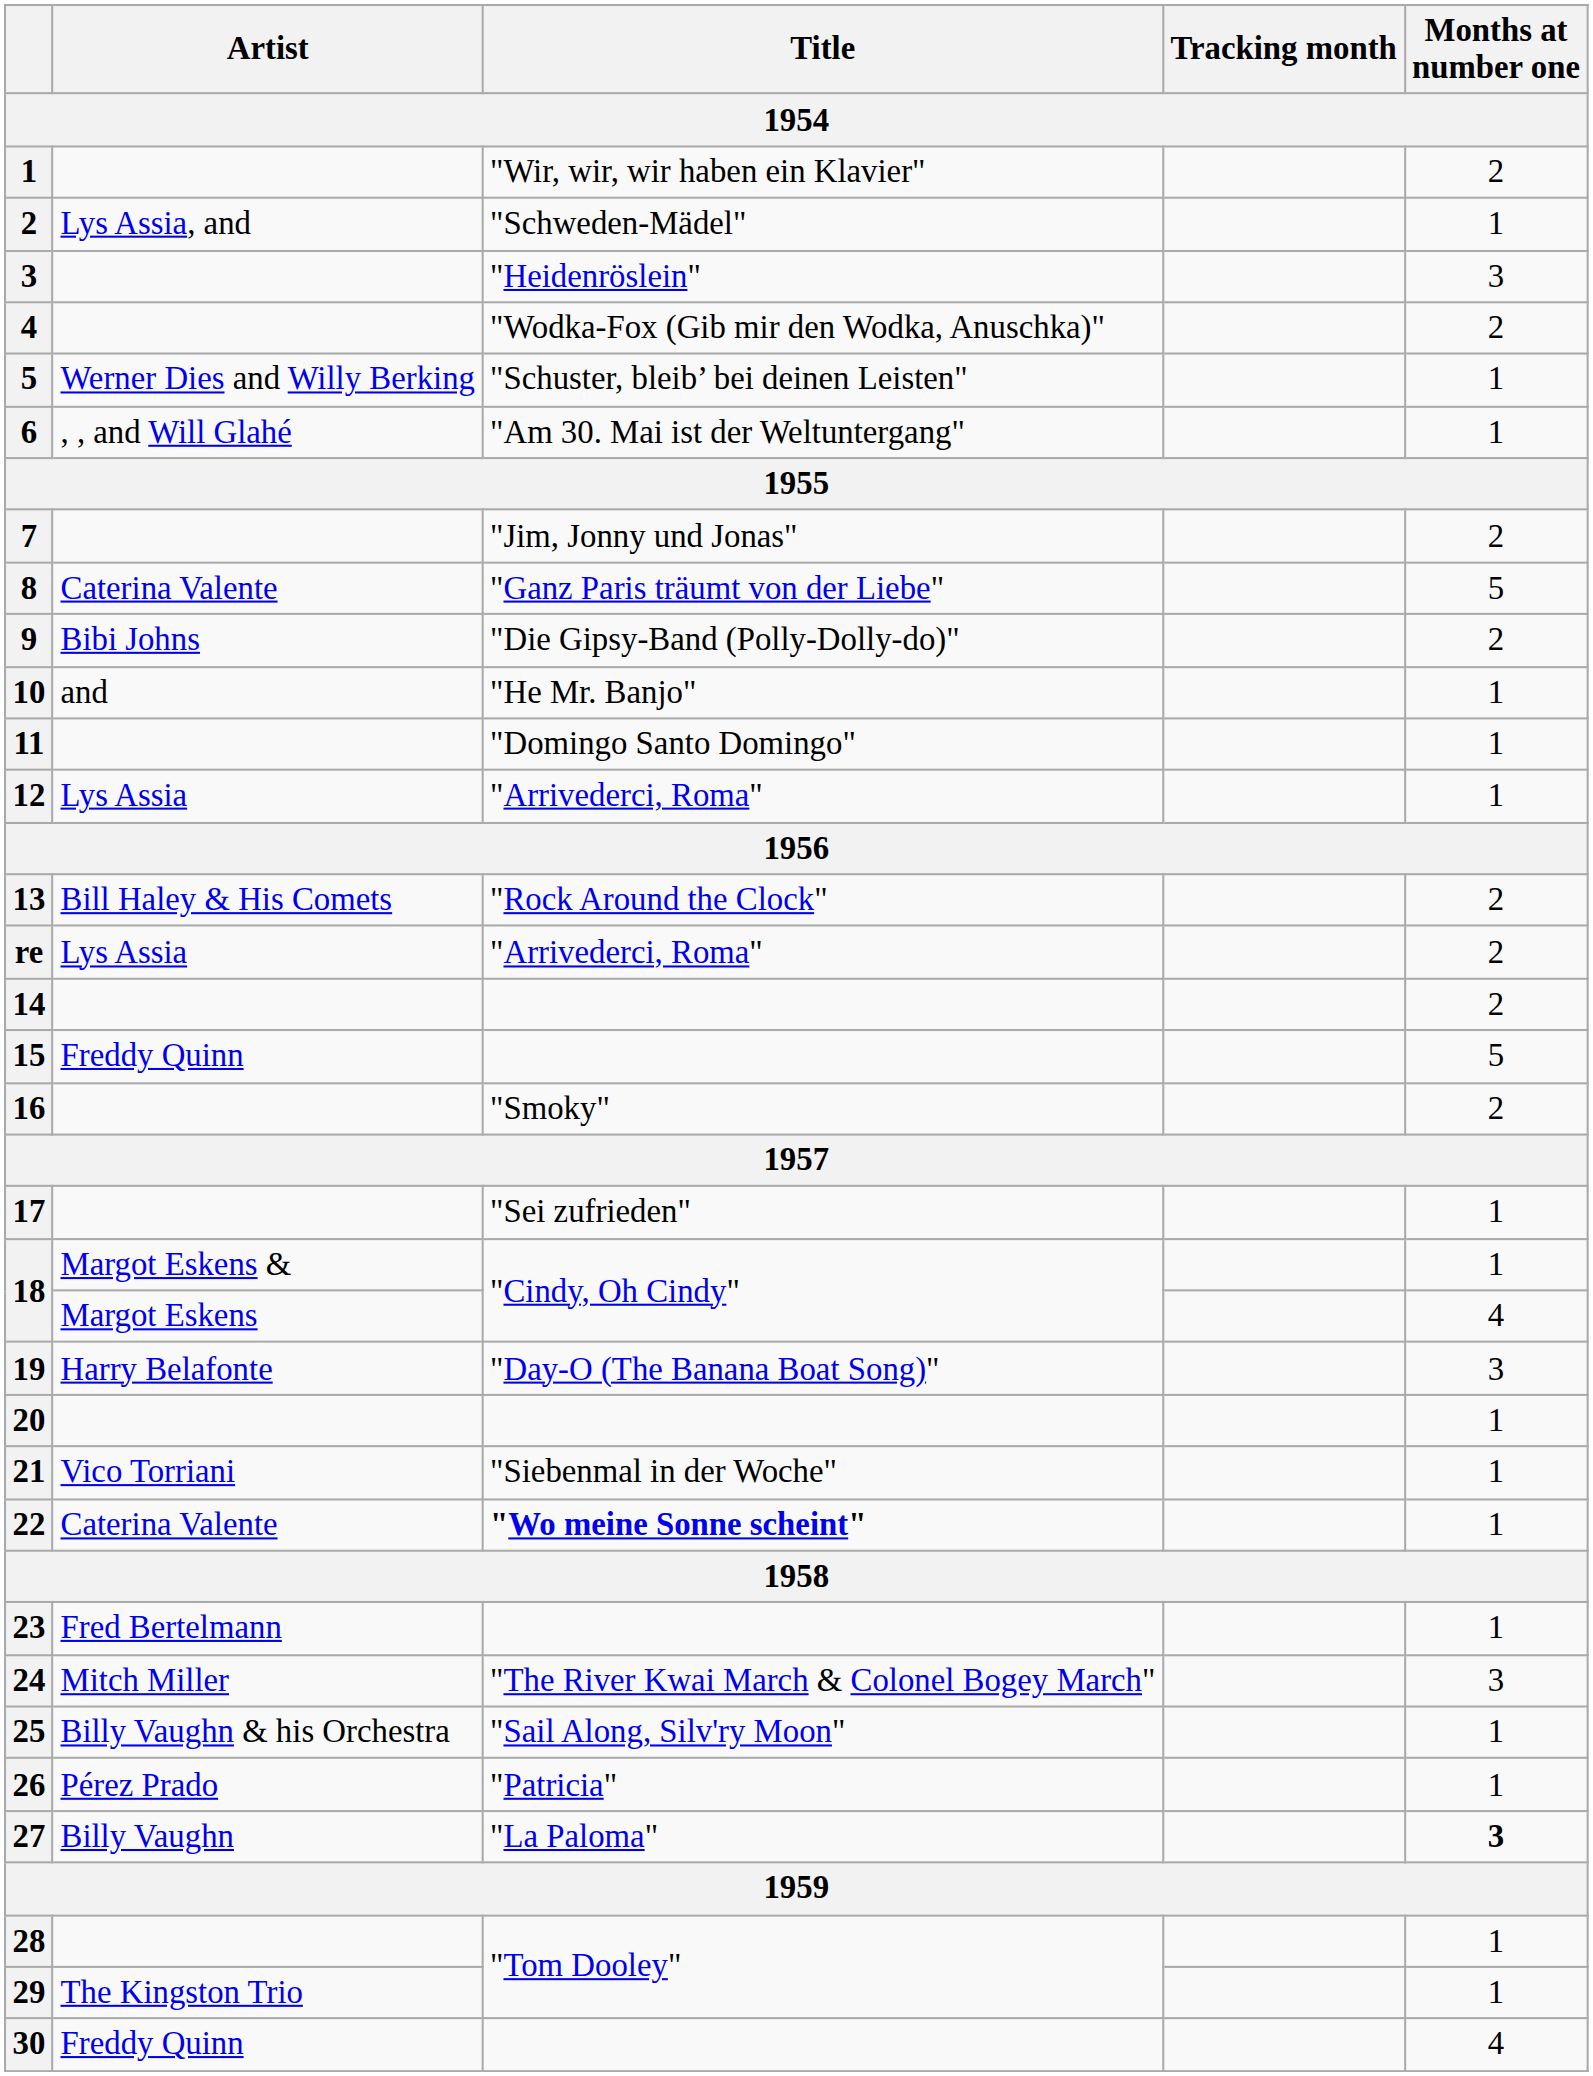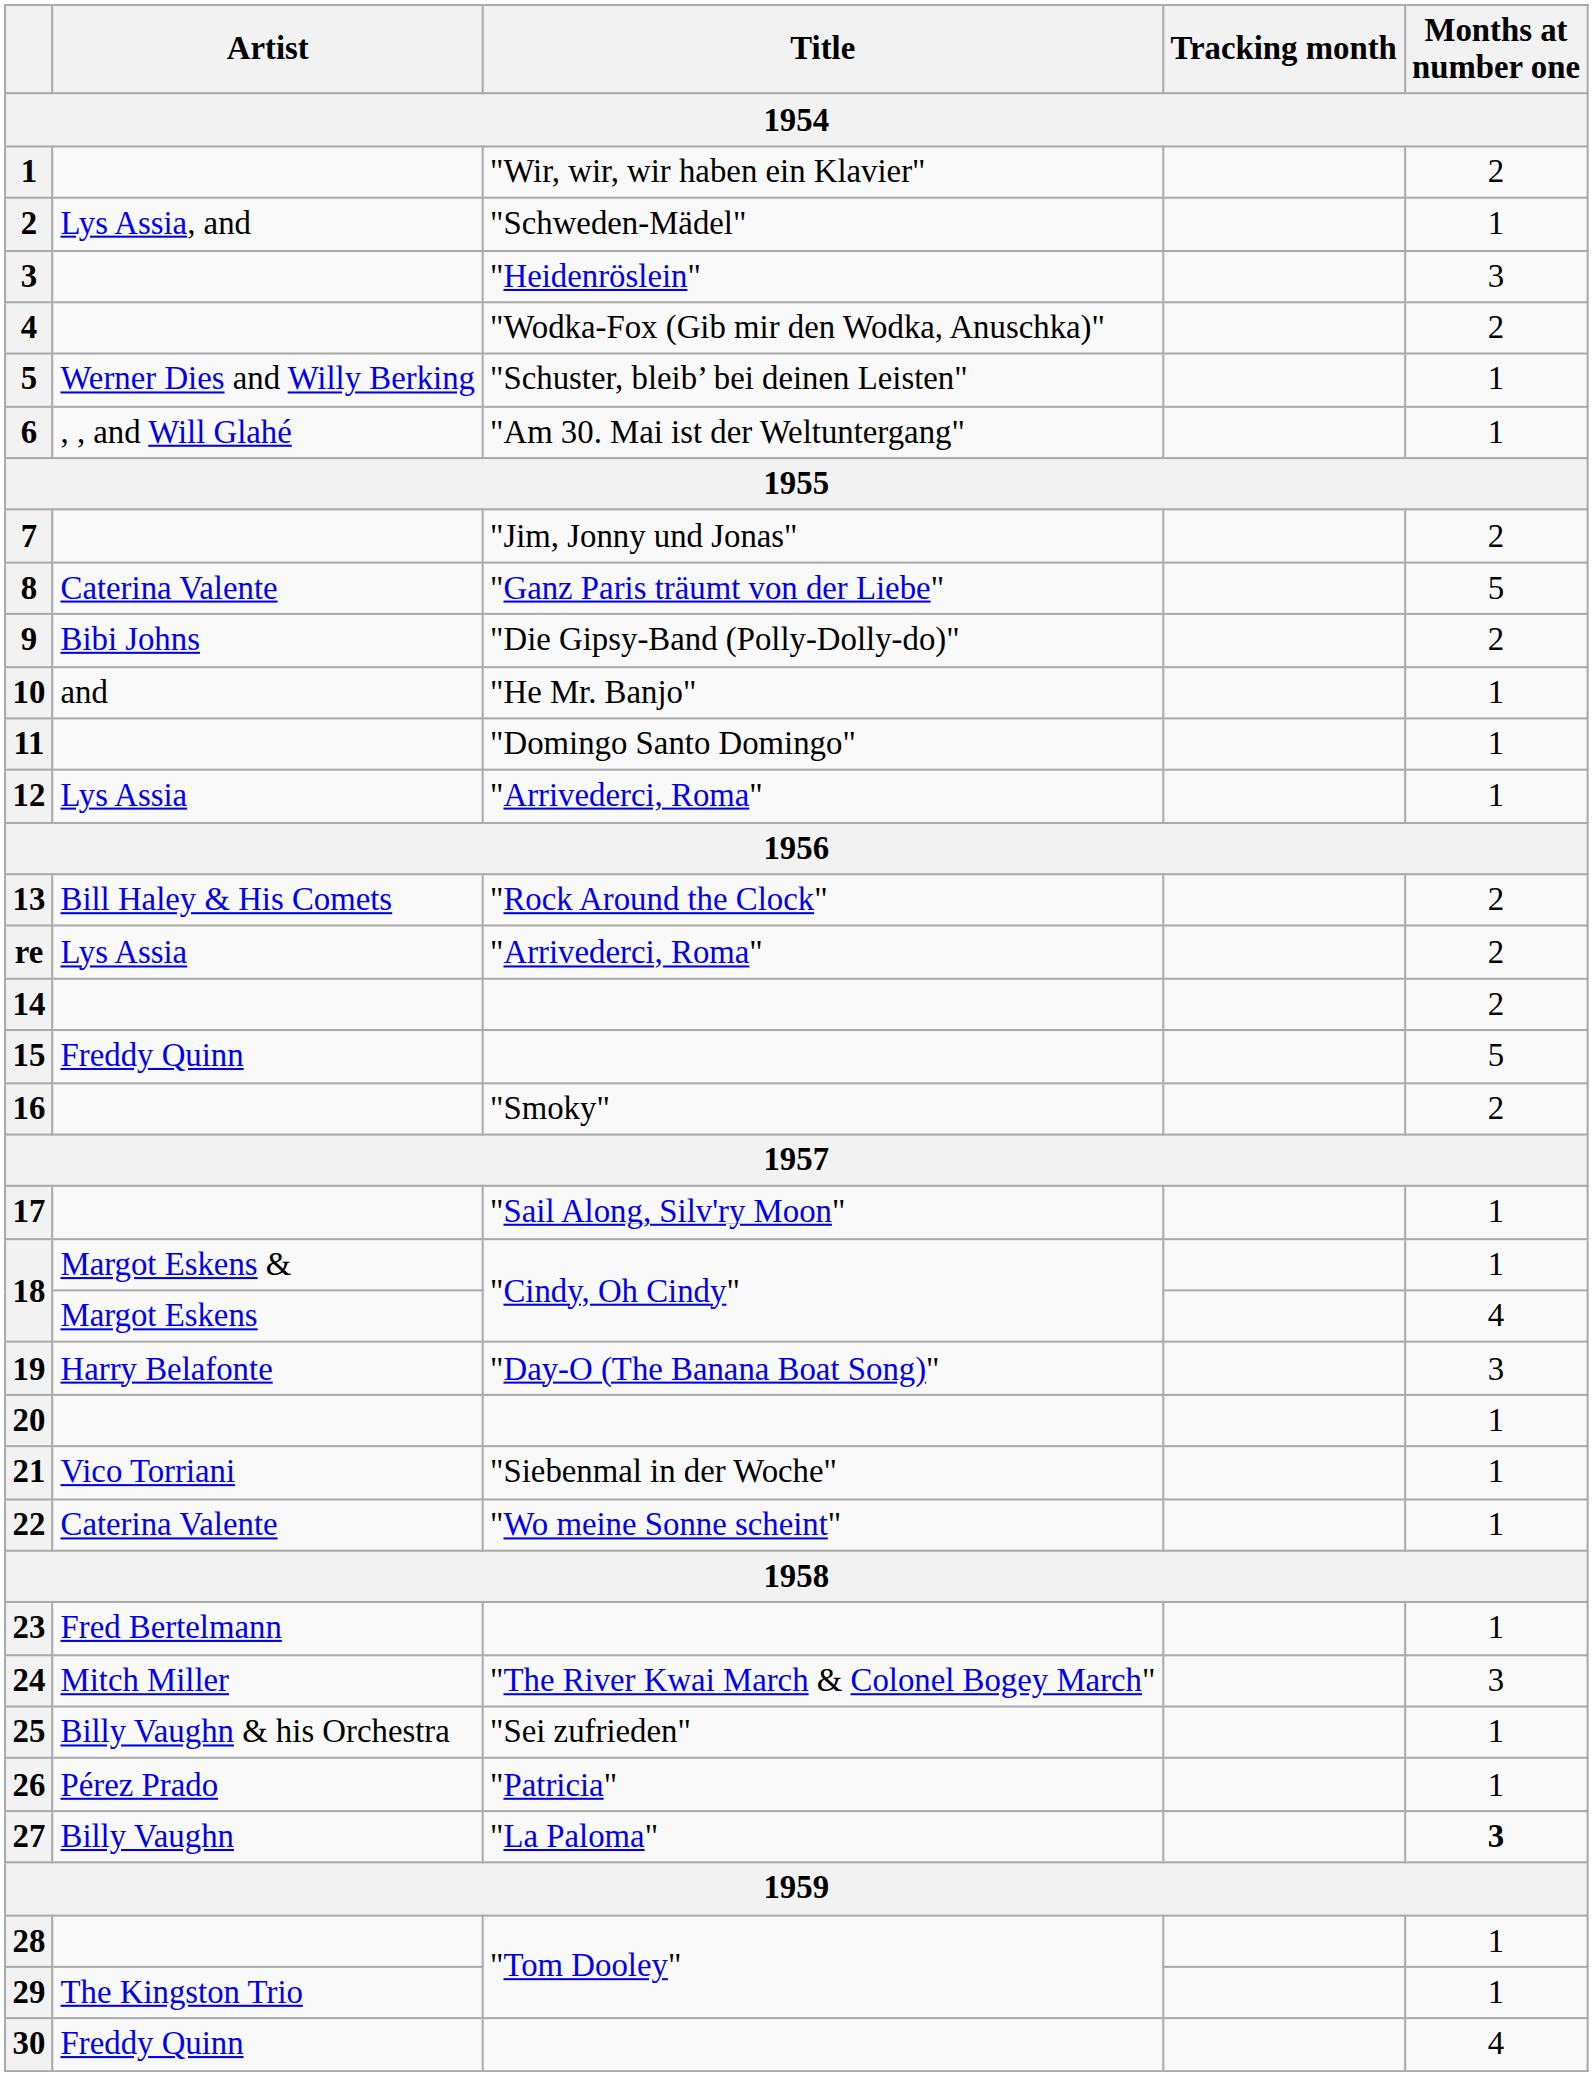(590, 1211) "Sei zufrieden" -> (668, 1211) "Sail Along, Silv'ry Moon"
(678, 1523) bold -> (666, 1523) normal
(668, 1732) "Sail Along, Silv'ry Moon" -> (590, 1732) "Sei zufrieden"
